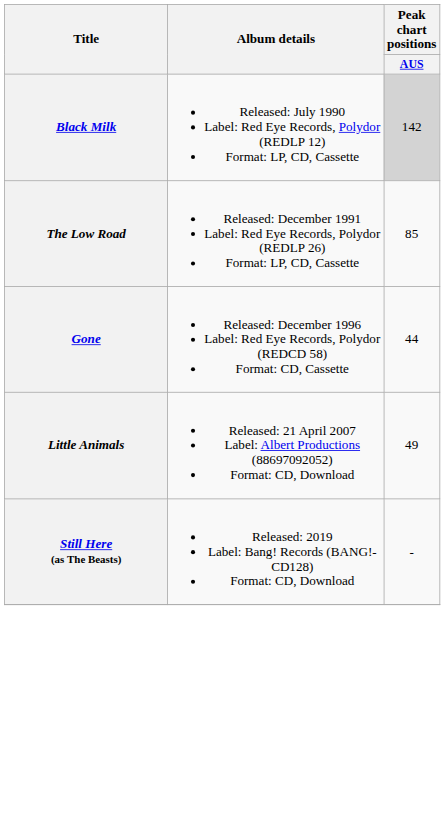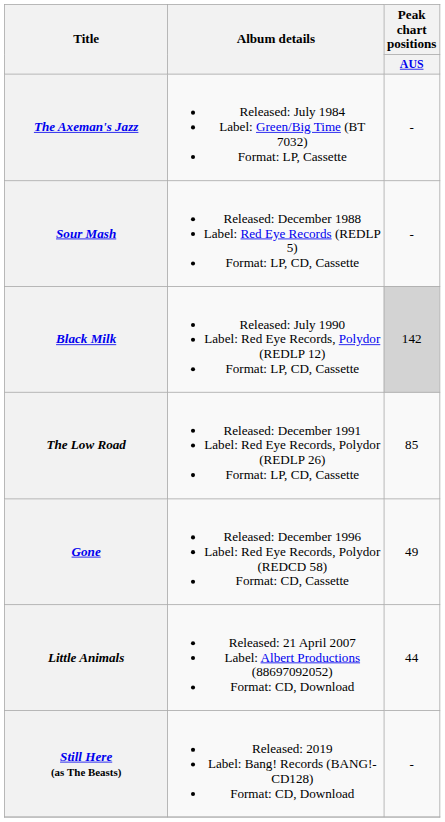+ row: (86, 127)
+ row: (86, 233)
(412, 339) 44 -> (412, 551) 49
(412, 445) 49 -> (412, 657) 44
